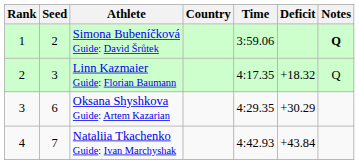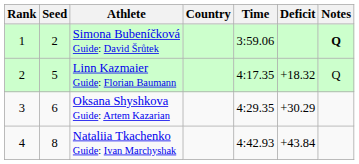(55, 75) 3 -> (55, 75) 5
(55, 142) 7 -> (55, 142) 8
